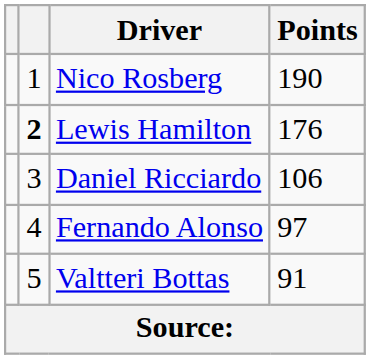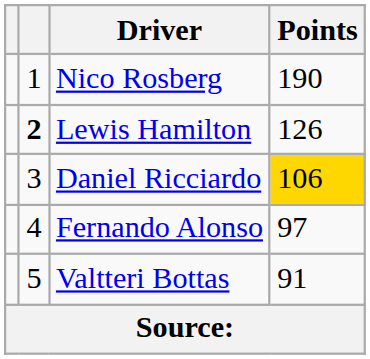(300, 128) 176 -> (300, 128) 126
(300, 178) no background -> (300, 178) gold background
